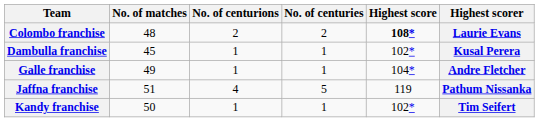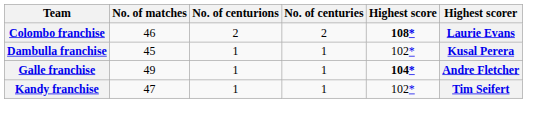(150, 32) 48 -> (150, 32) 46
(403, 70) normal -> (403, 70) bold
- row: (57, 88)
(150, 107) 50 -> (150, 88) 47
